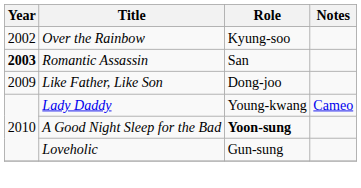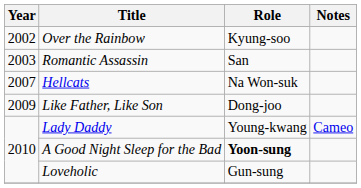(22, 60) bold -> (22, 60) normal
+ row: (66, 82)
